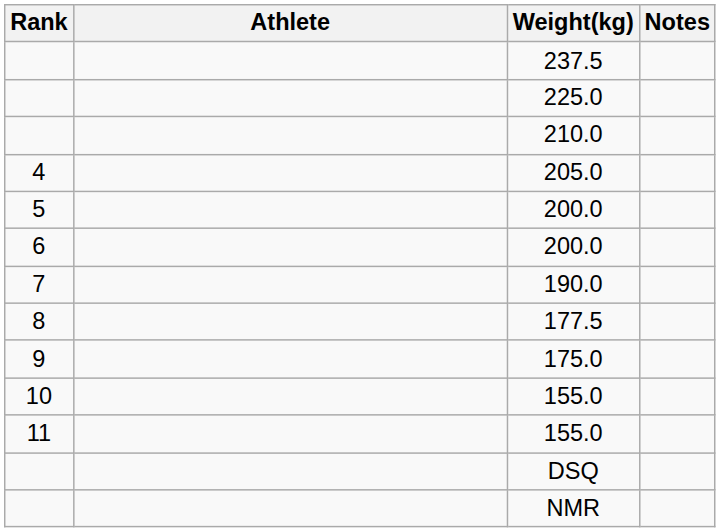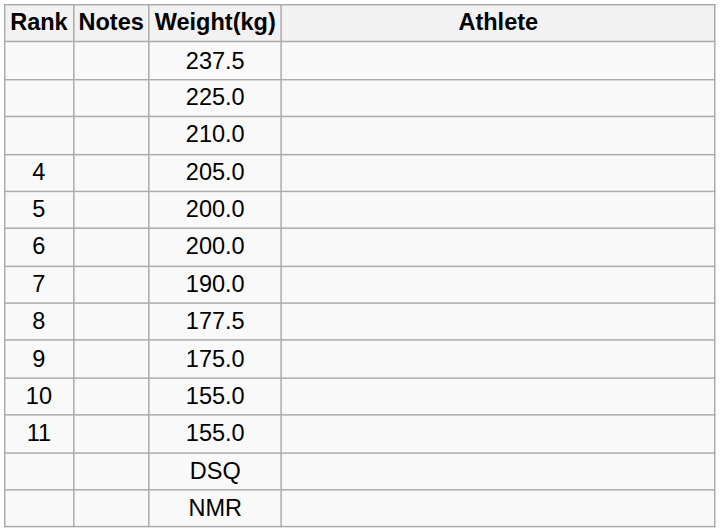columns swapped: (290, 23) <-> (677, 23)
